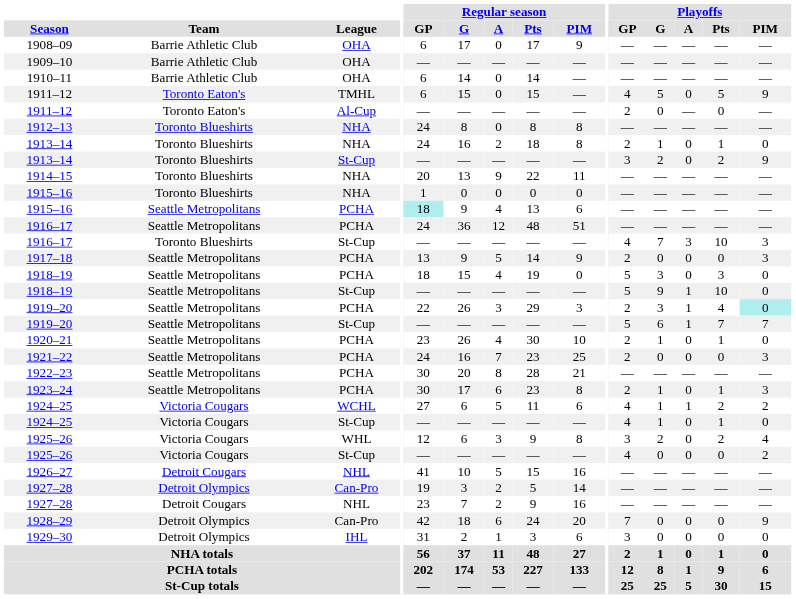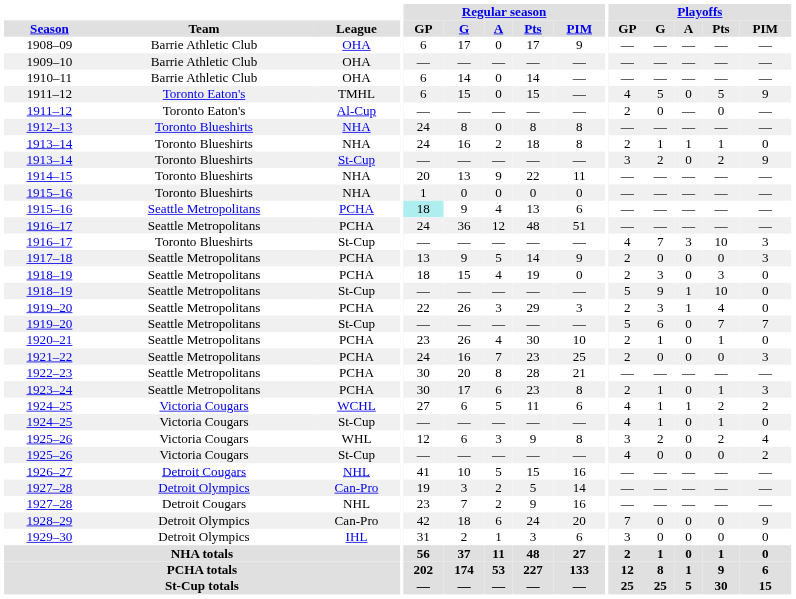(689, 143) 0 -> (689, 143) 1
(627, 274) 5 -> (627, 274) 2
(765, 307) paleturquoise background -> (765, 307) no background
(689, 323) 1 -> (689, 323) 0
